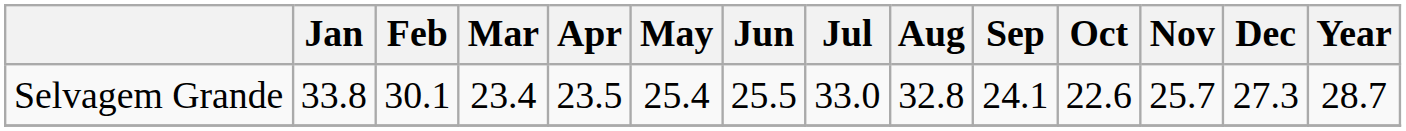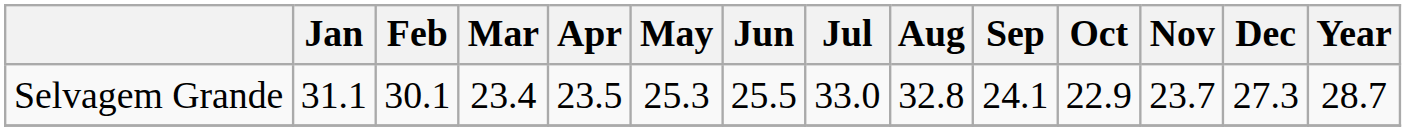(334, 94) 33.8 -> (334, 94) 31.1
(677, 94) 25.4 -> (677, 94) 25.3
(1099, 94) 22.6 -> (1099, 94) 22.9
(1182, 94) 25.7 -> (1182, 94) 23.7
